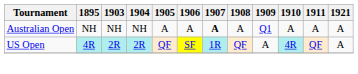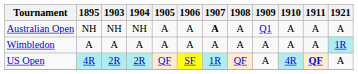+ row: (31, 45)
(316, 45) normal -> (316, 61) bold
